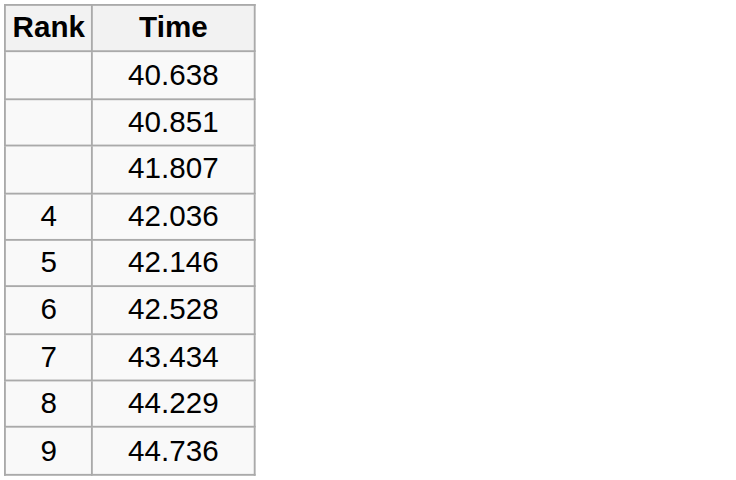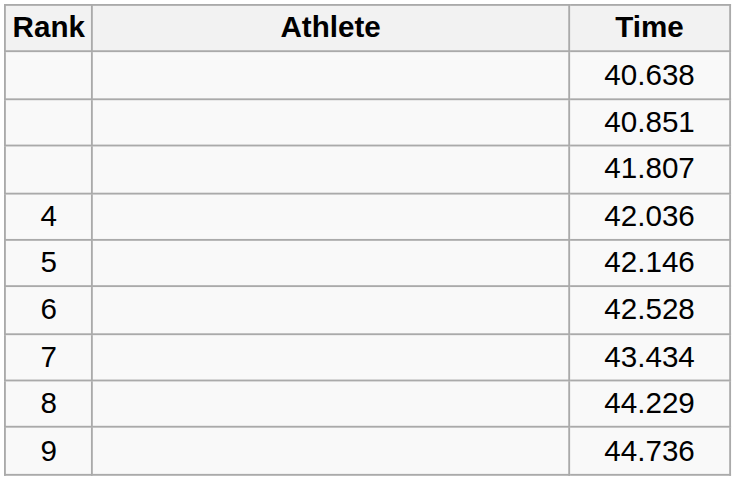+ column: (331, 27)
